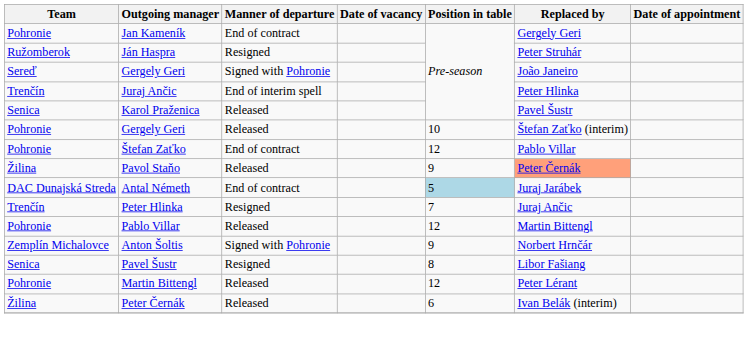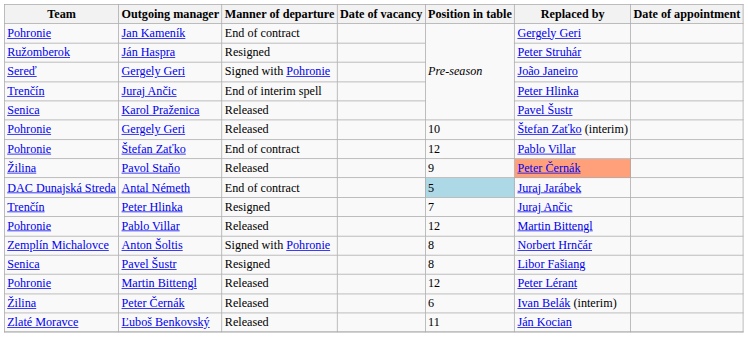(431, 245) 9 -> (431, 245) 8
+ row: (43, 322)
